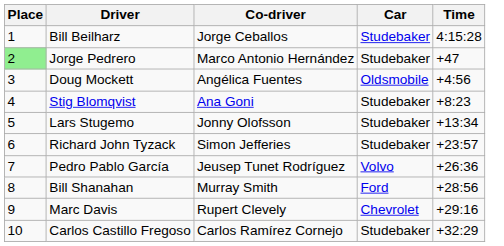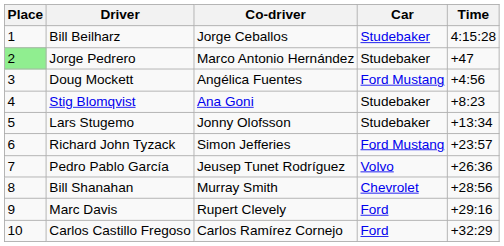(395, 79) Oldsmobile -> (402, 79) Ford Mustang
(395, 144) Studebaker -> (402, 144) Ford Mustang
(374, 187) Ford -> (390, 187) Chevrolet
(390, 209) Chevrolet -> (374, 209) Ford
(395, 230) Studebaker -> (374, 230) Ford
